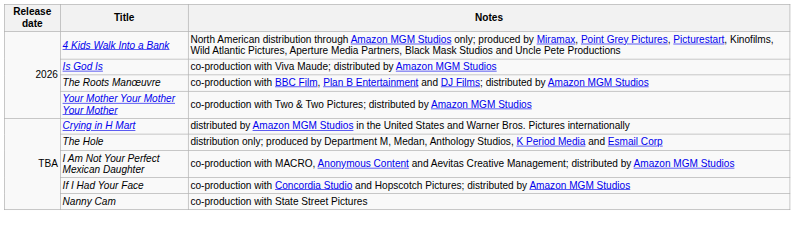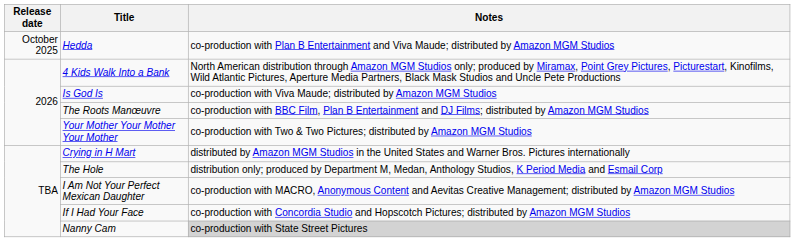+ row: (77, 45)
(279, 201) no background -> (279, 229) lightgrey background
